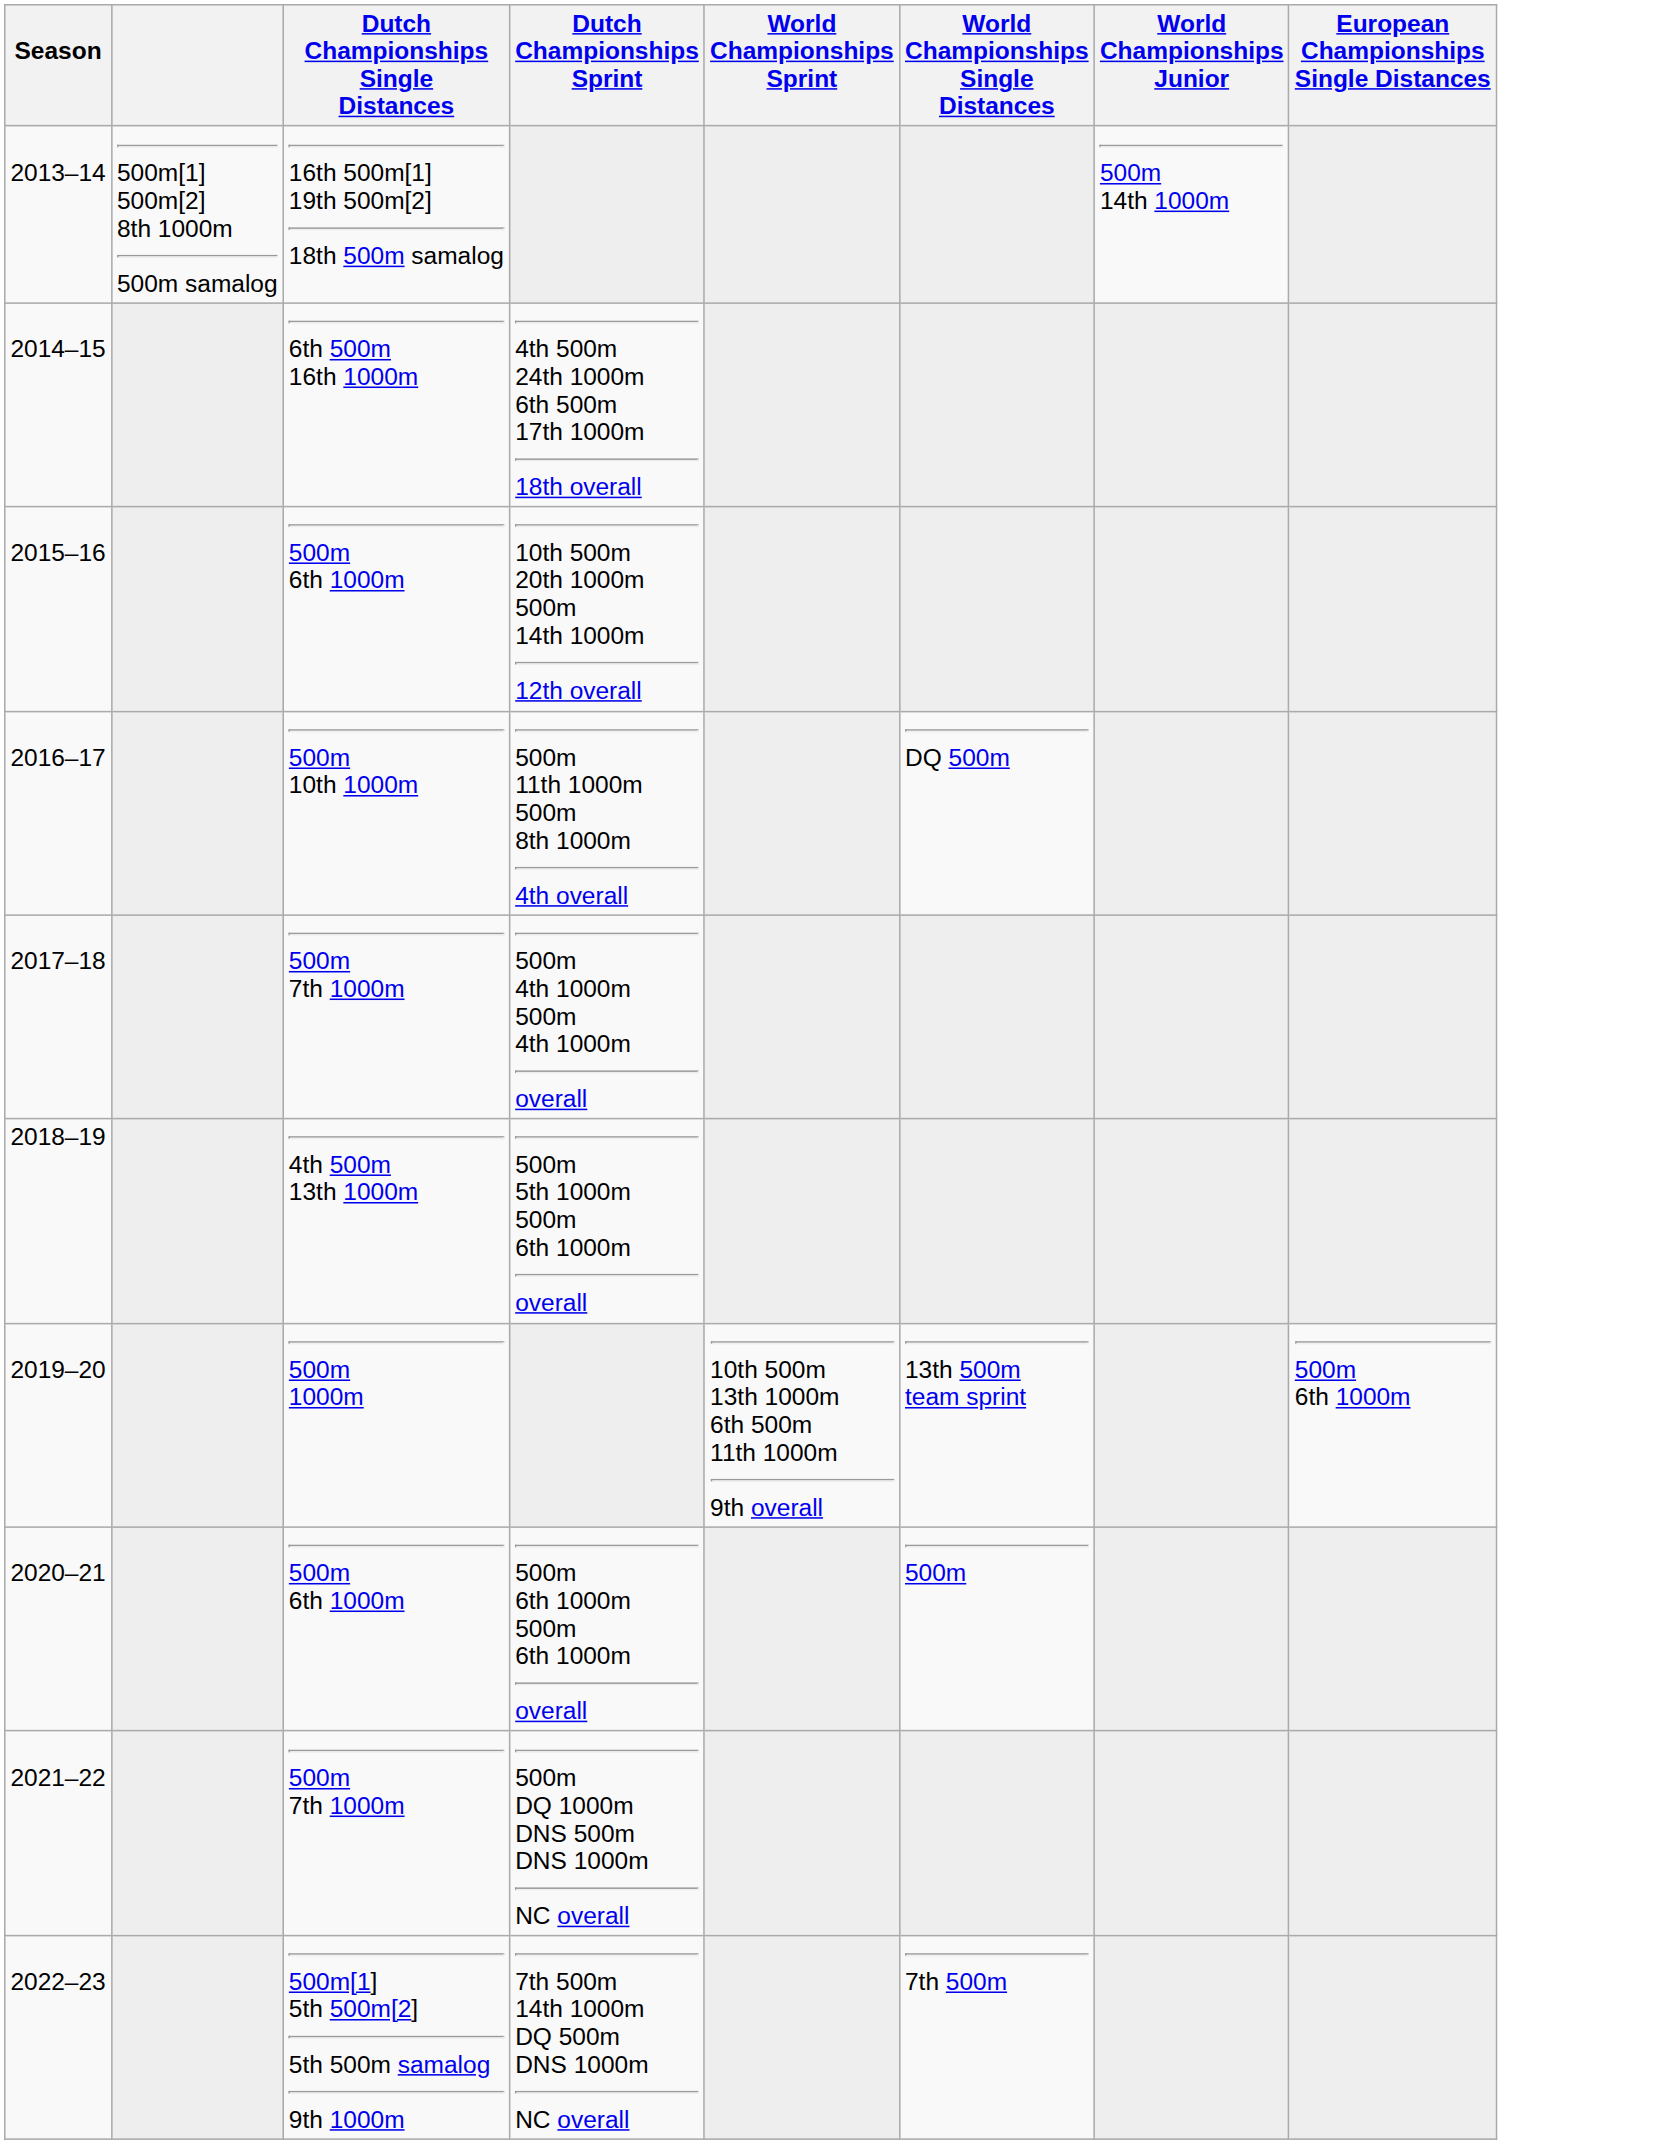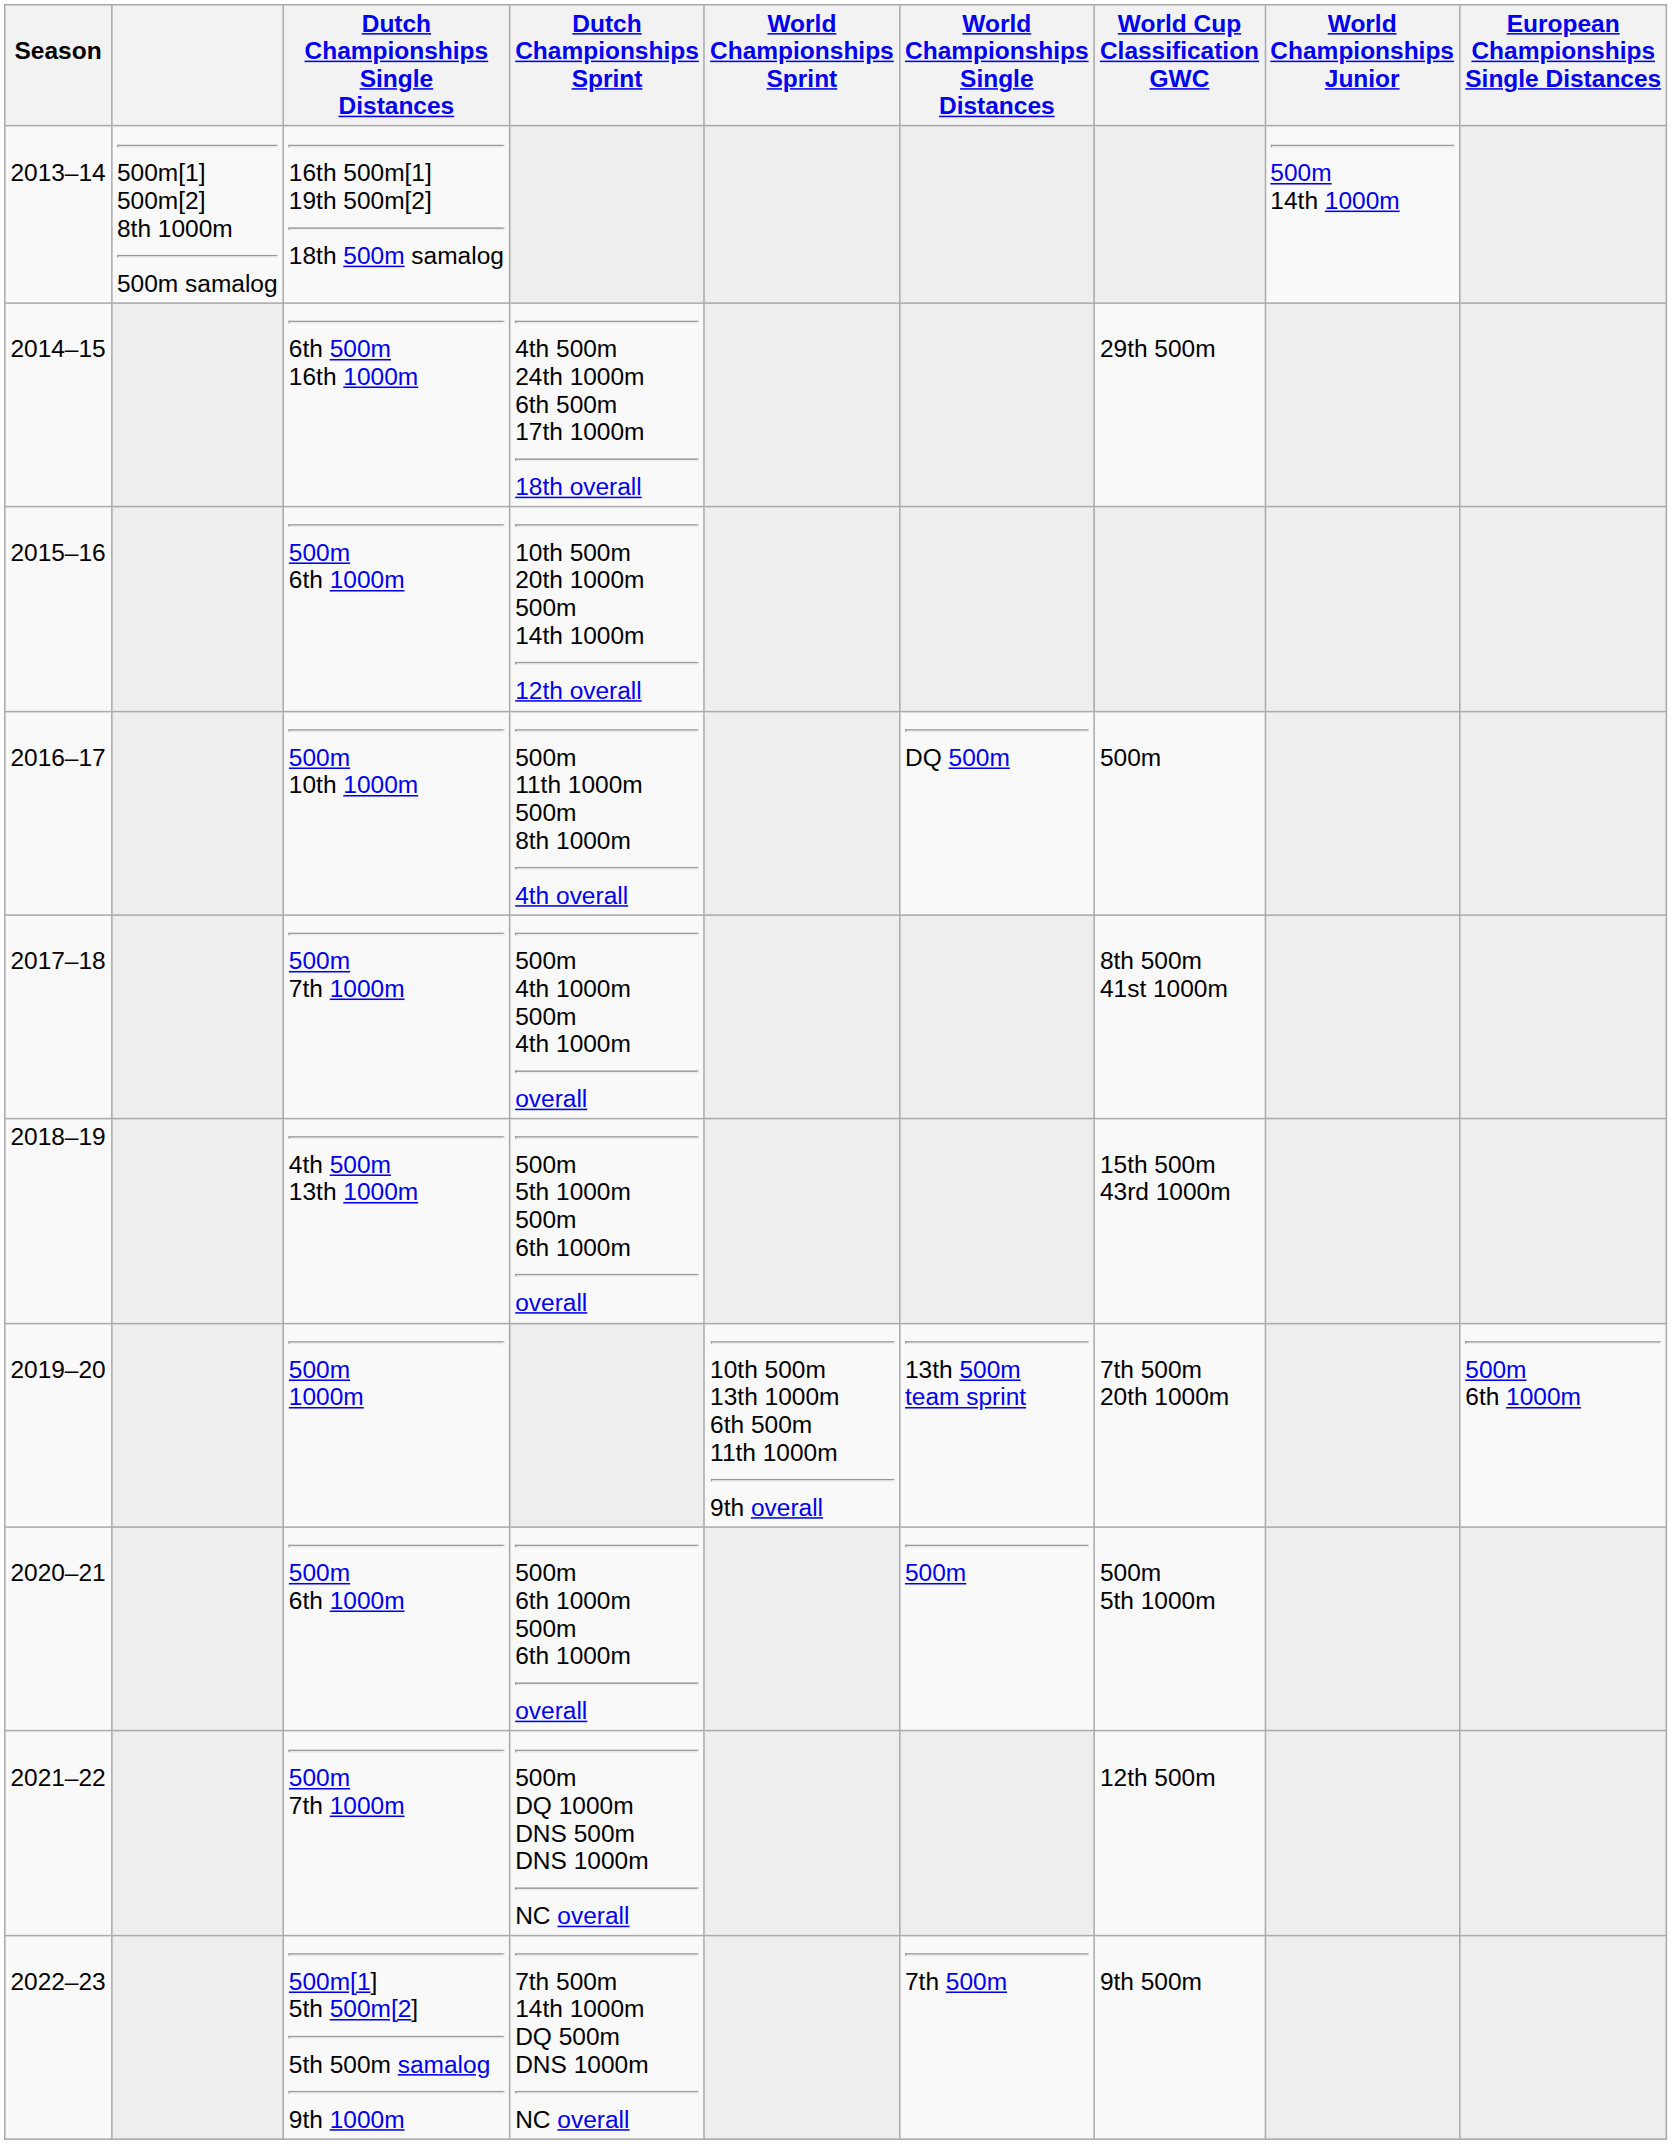+ column: (1179, 51)
